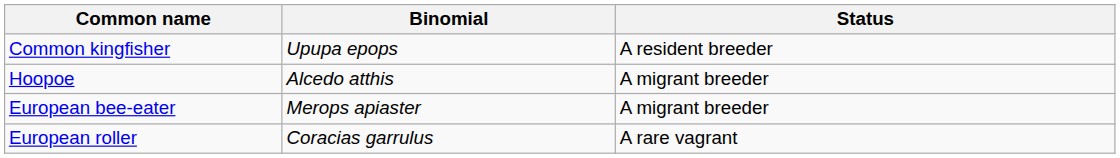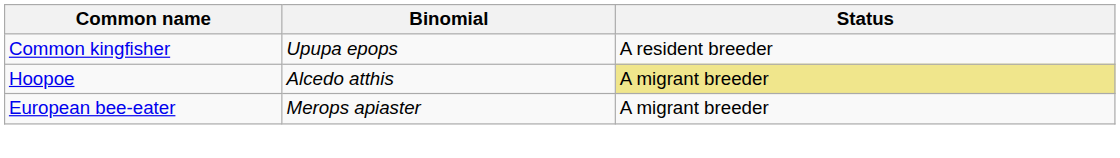(694, 78) no background -> (694, 78) khaki background
- row: (73, 138)
